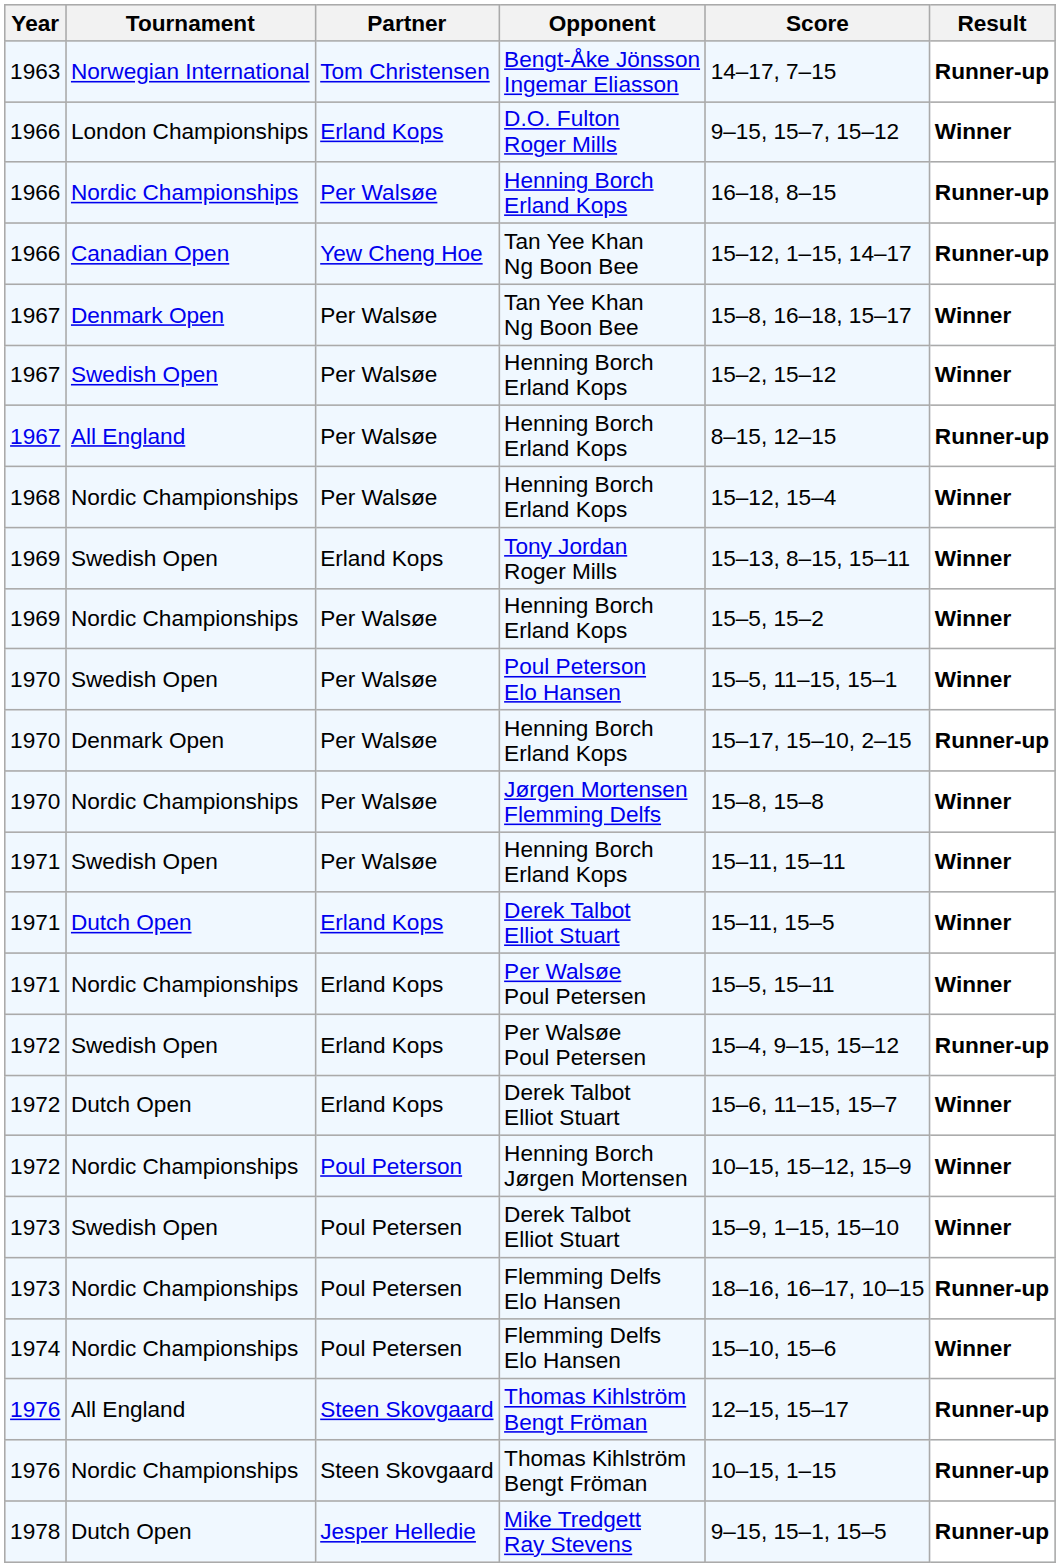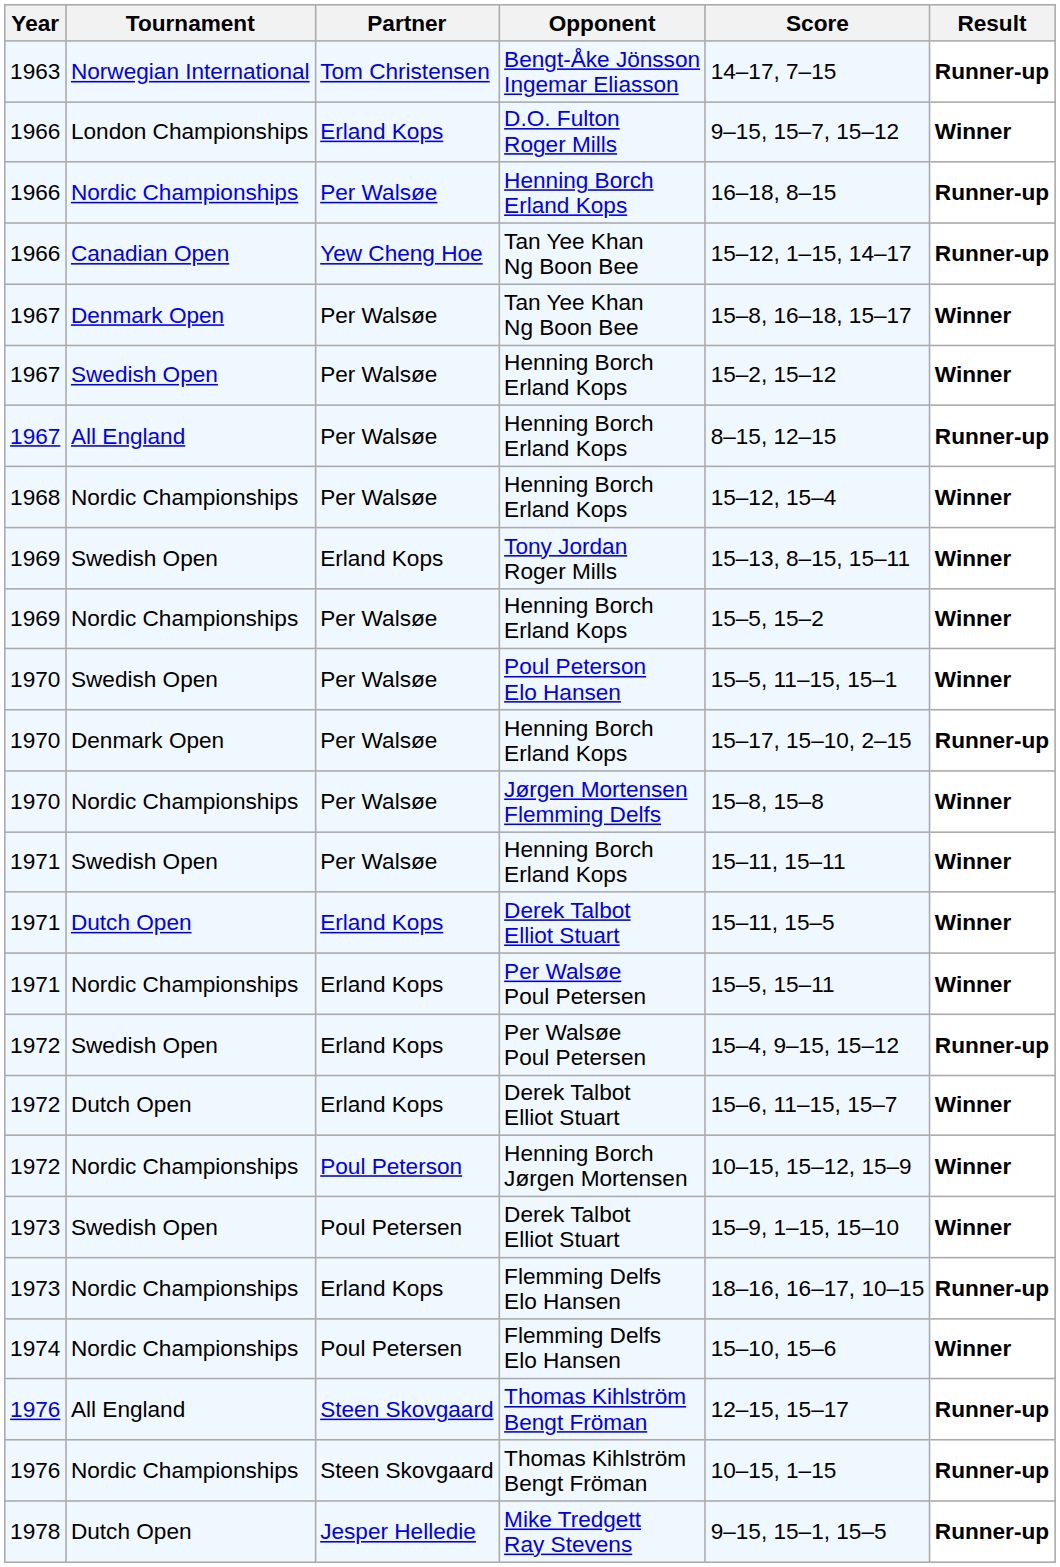(391, 1288) Poul Petersen -> (382, 1288) Erland Kops
